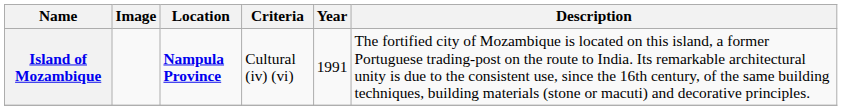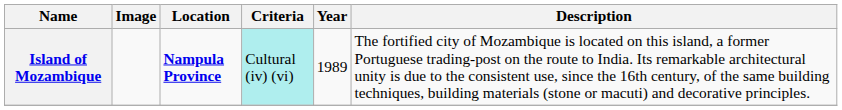(270, 66) no background -> (270, 66) paleturquoise background
(332, 66) 1991 -> (332, 66) 1989
